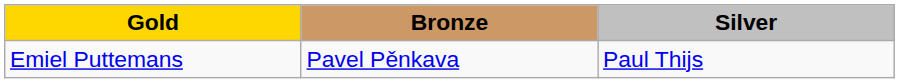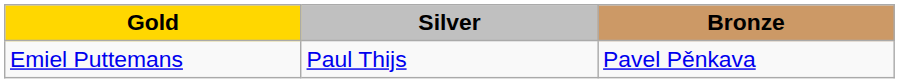columns swapped: (746, 22) <-> (450, 22)
